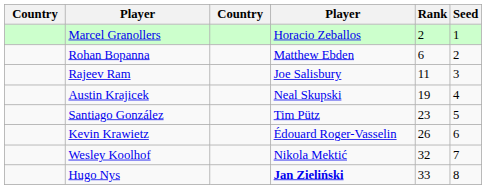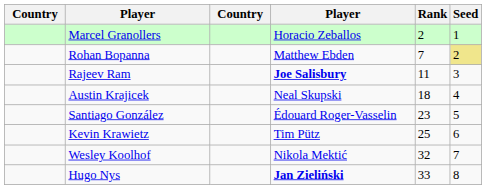(421, 54) 6 -> (421, 54) 7
(456, 54) no background -> (456, 54) khaki background
(308, 74) normal -> (310, 74) bold
(424, 94) 19 -> (424, 94) 18
(297, 114) Tim Pütz -> (335, 114) Édouard Roger-Vasselin
(335, 134) Édouard Roger-Vasselin -> (297, 134) Tim Pütz
(424, 134) 26 -> (424, 134) 25
